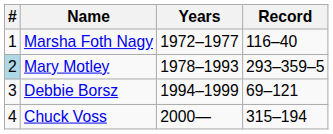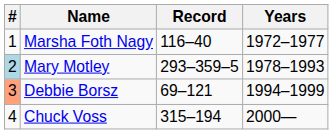columns swapped: (200, 16) <-> (285, 16)
(12, 91) no background -> (12, 91) lightsalmon background
